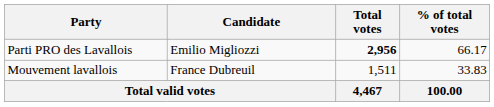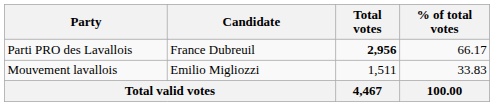(215, 49) Emilio Migliozzi -> (213, 49) France Dubreuil
(213, 70) France Dubreuil -> (215, 70) Emilio Migliozzi
